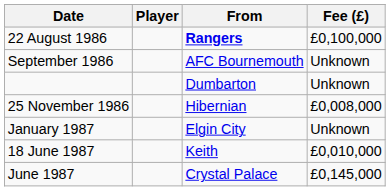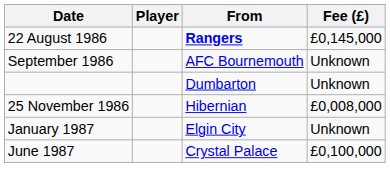(346, 39) £0,100,000 -> (346, 39) £0,145,000
- row: (51, 152)
(346, 174) £0,145,000 -> (346, 152) £0,100,000
